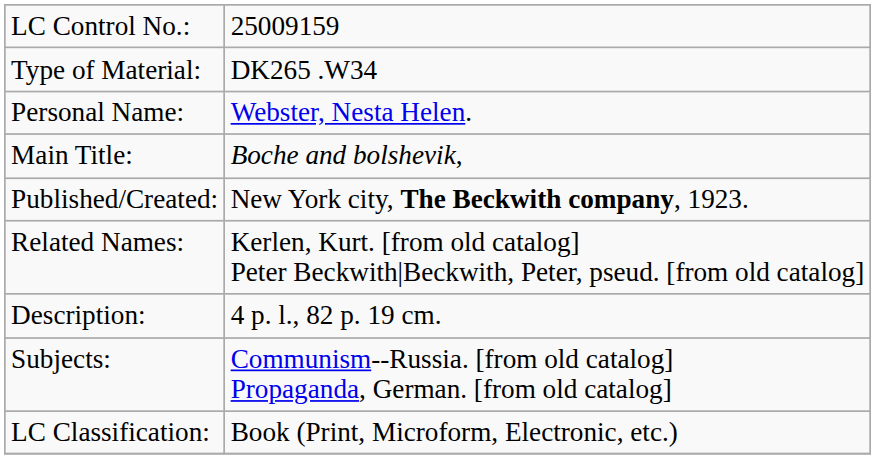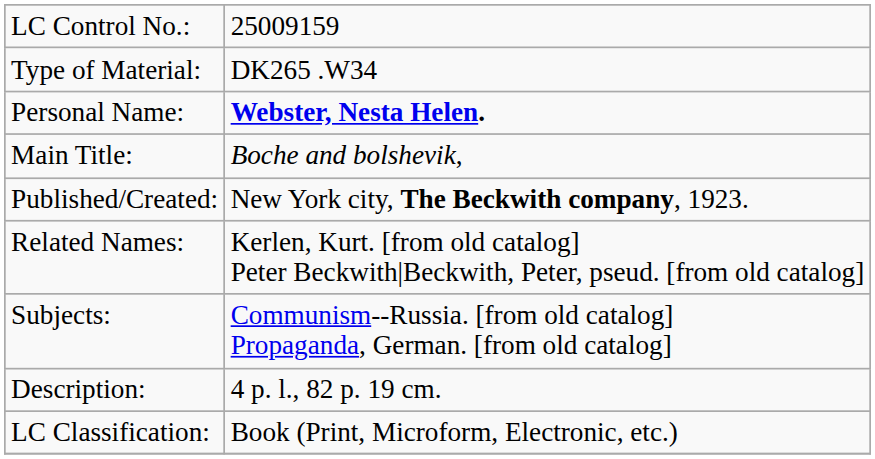(351, 112) normal -> (358, 112) bold
rows swapped: (78, 315) <-> (61, 358)
